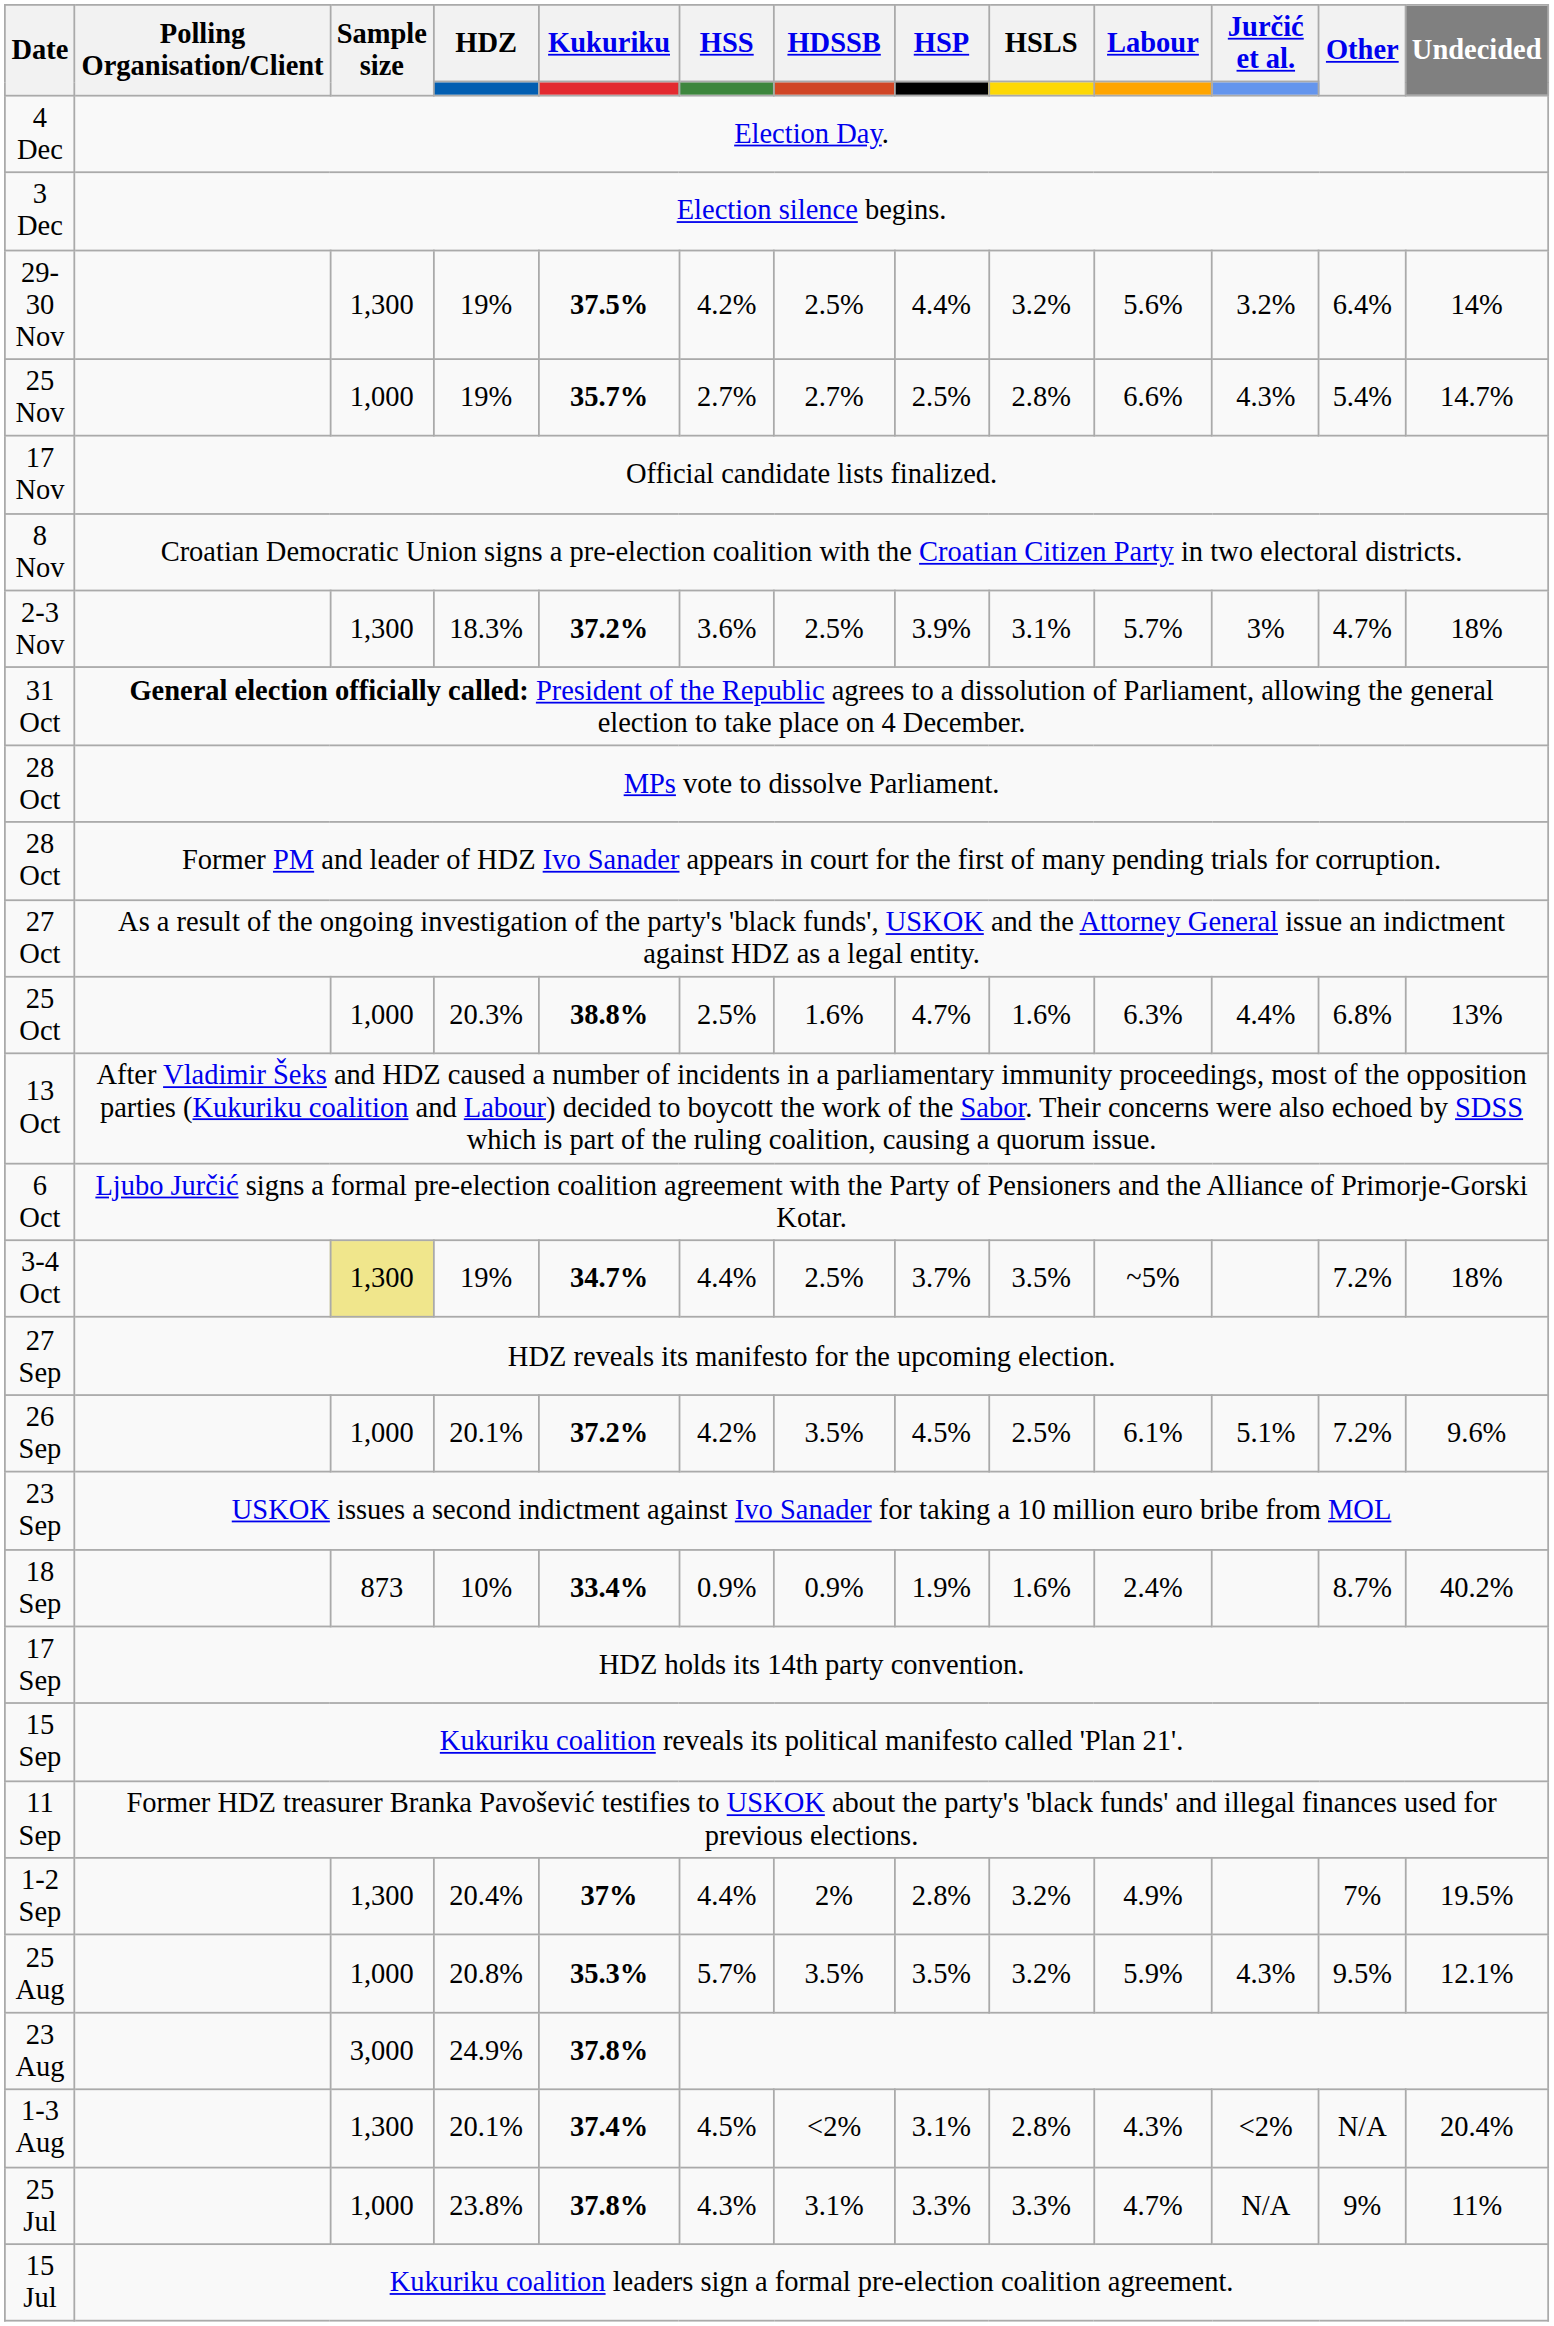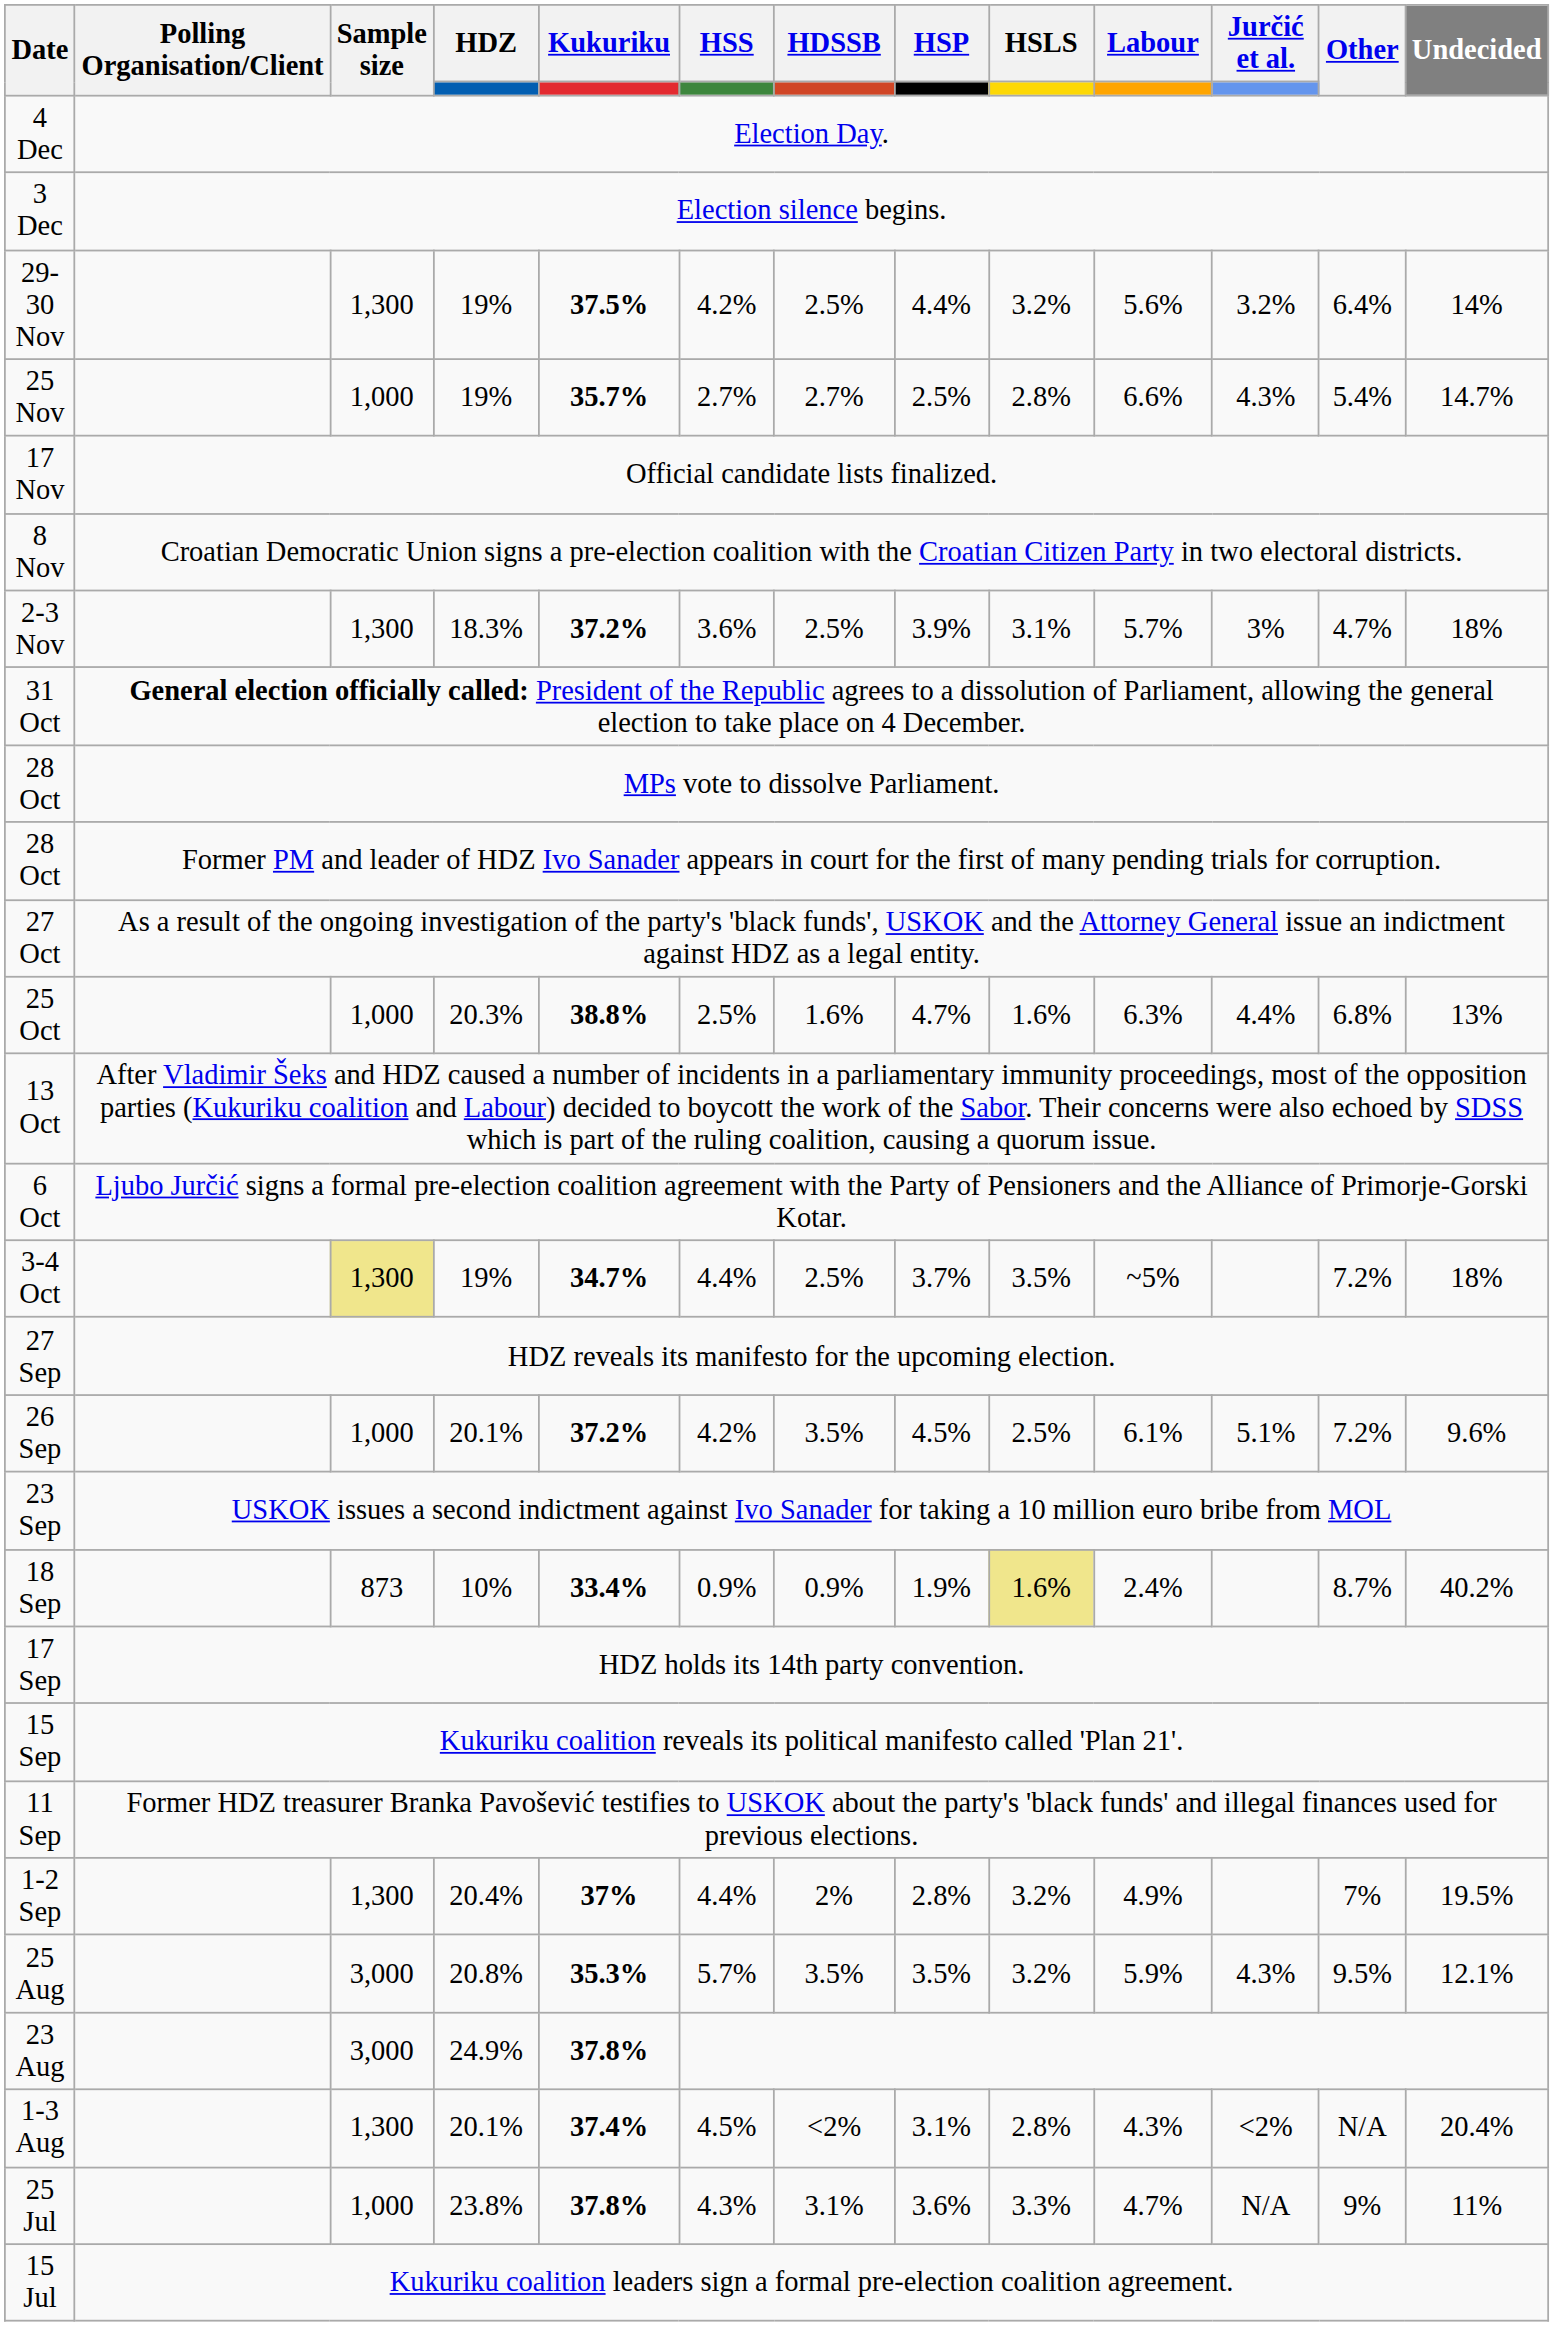(1041, 1587) no background -> (1041, 1587) khaki background
(382, 1973) 1,000 -> (382, 1973) 3,000
(941, 2204) 3.3% -> (941, 2204) 3.6%
